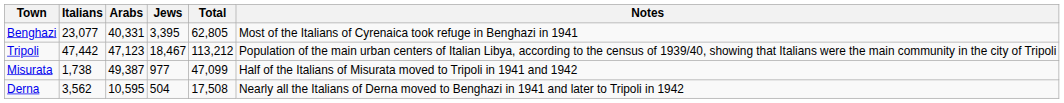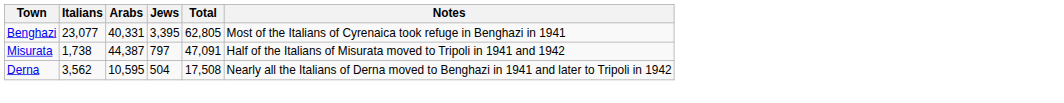- row: (23, 51)
(126, 70) 49,387 -> (126, 51) 44,387
(160, 70) 977 -> (160, 51) 797
(210, 70) 47,099 -> (203, 51) 47,091
